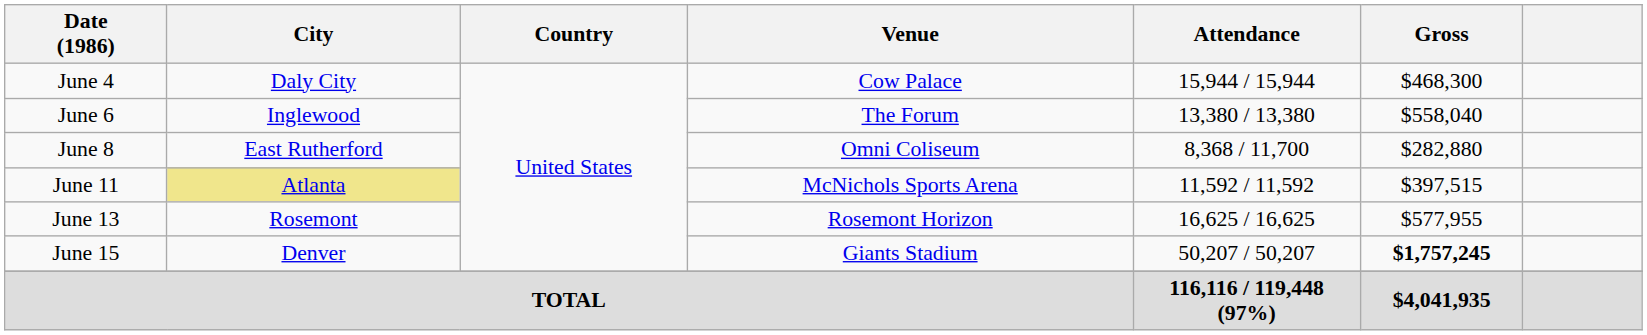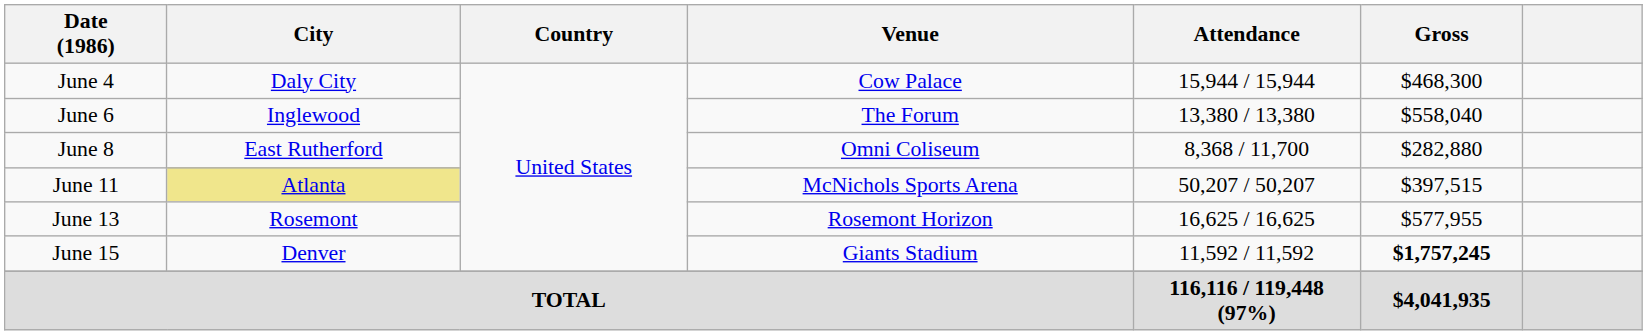(1247, 184) 11,592 / 11,592 -> (1247, 184) 50,207 / 50,207
(1247, 253) 50,207 / 50,207 -> (1247, 253) 11,592 / 11,592
